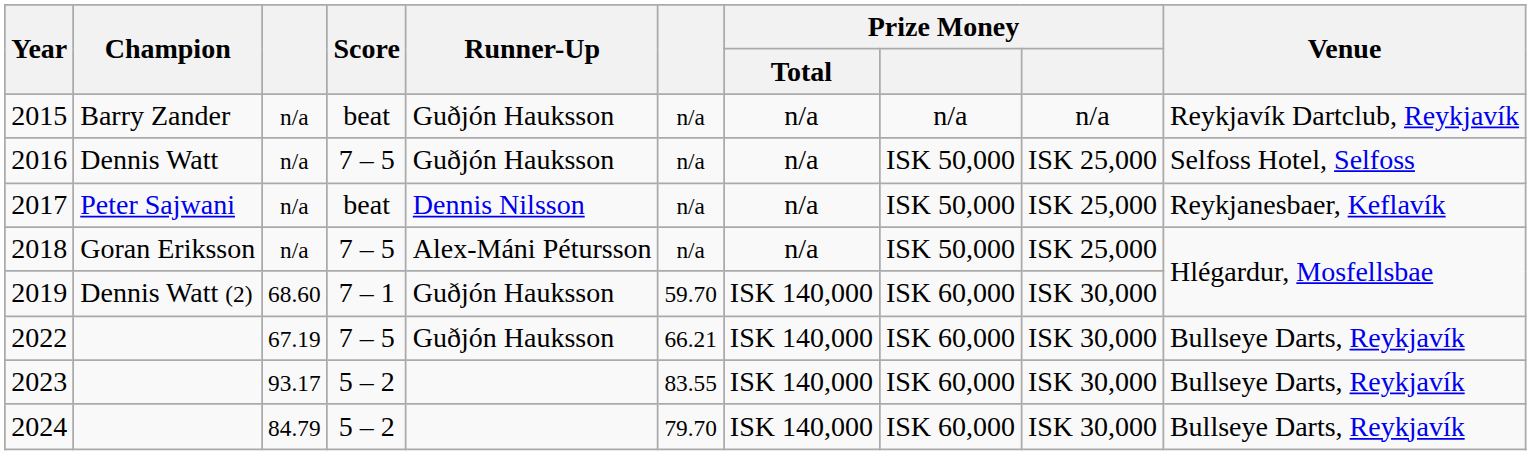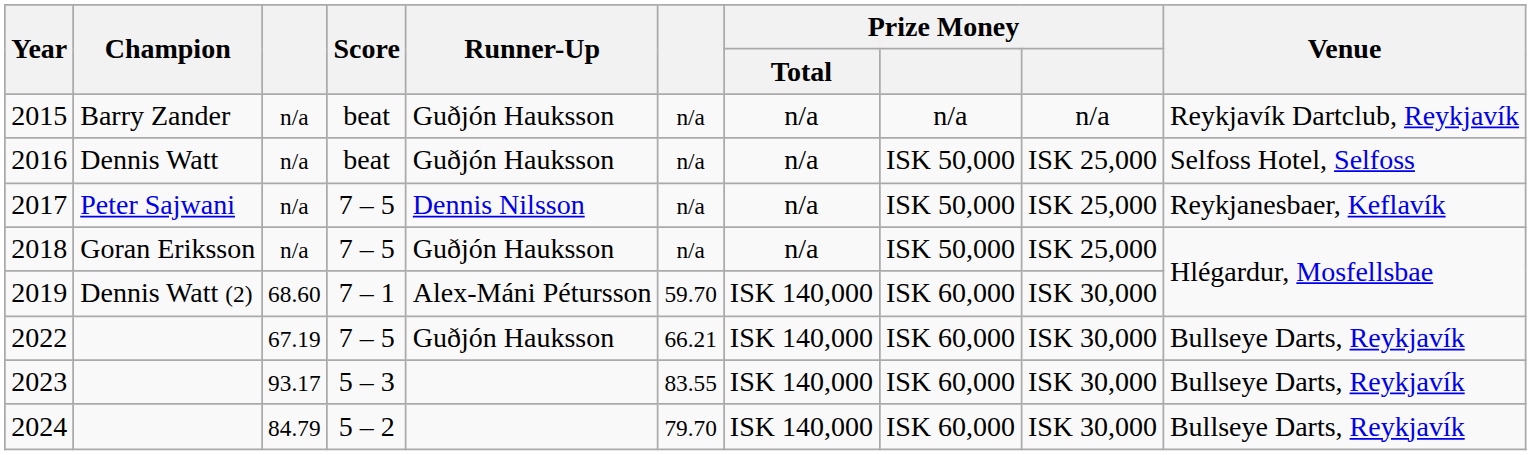(367, 159) 7 – 5 -> (367, 159) beat
(367, 204) beat -> (367, 204) 7 – 5
(532, 248) Alex-Máni Pétursson -> (514, 248) Guðjón Hauksson
(514, 293) Guðjón Hauksson -> (532, 293) Alex-Máni Pétursson
(367, 381) 5 – 2 -> (367, 381) 5 – 3
